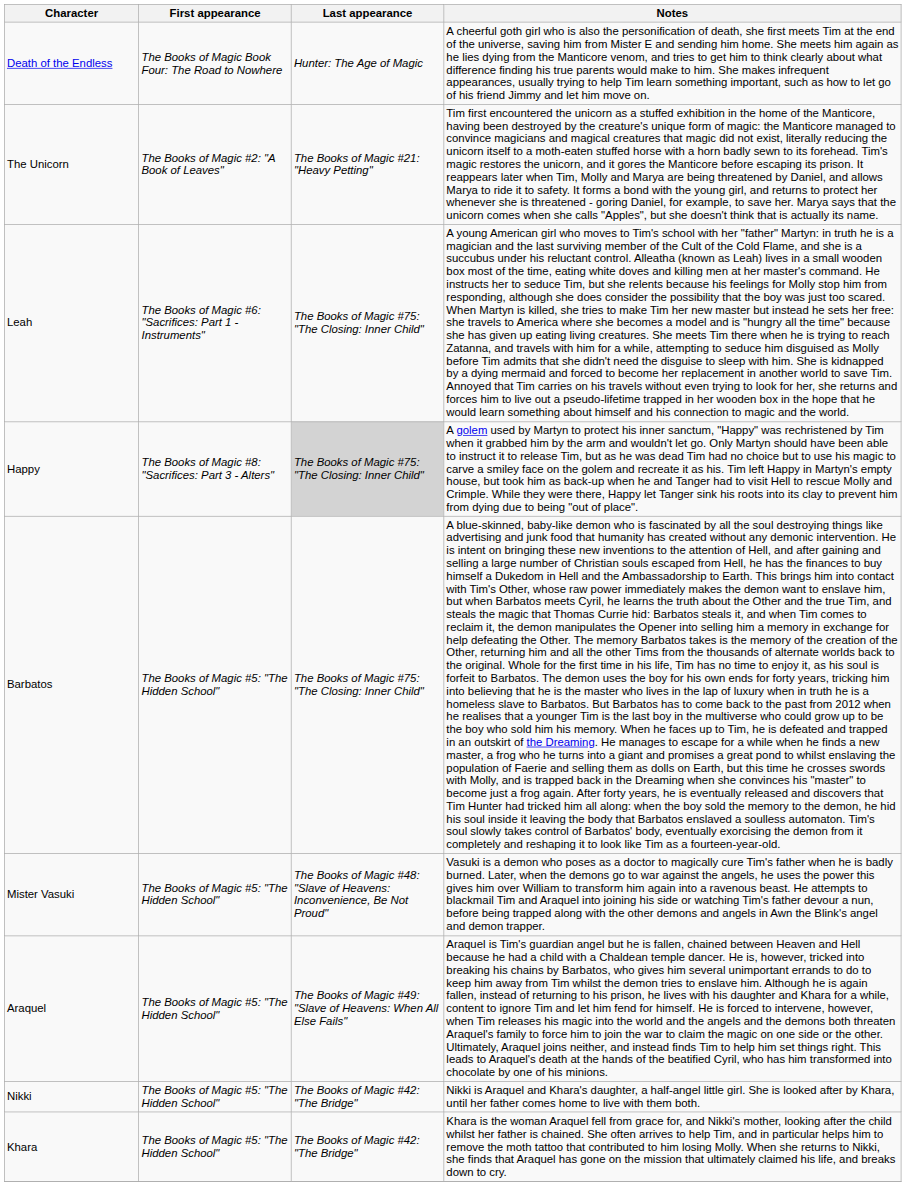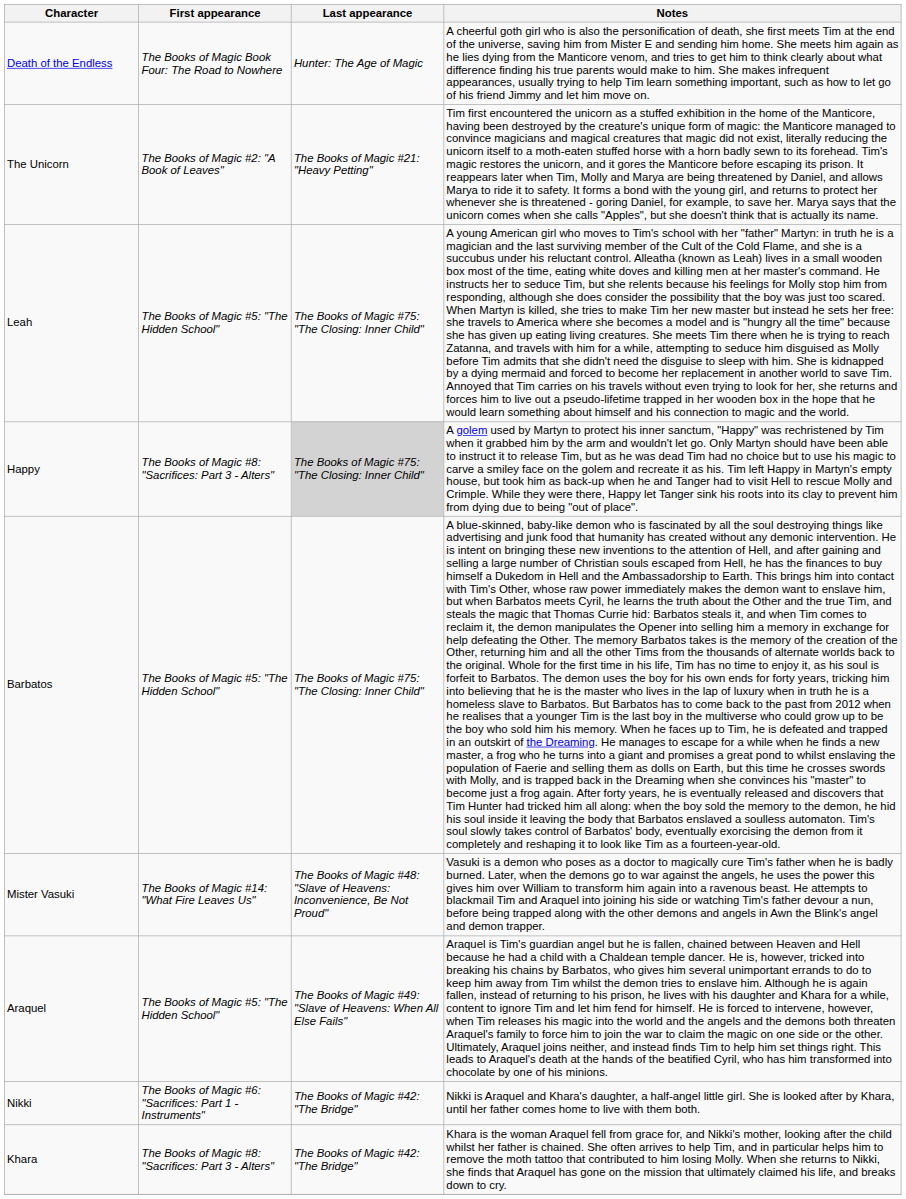(201, 323) The Books of Magic #6: "Sacrifices: Part 1 - Instruments" -> (215, 323) The Books of Magic #5: "The Hidden School"
(215, 894) The Books of Magic #5: "The Hidden School" -> (204, 894) The Books of Magic #14: "What Fire Leaves Us"
(215, 1096) The Books of Magic #5: "The Hidden School" -> (201, 1103) The Books of Magic #6: "Sacrifices: Part 1 - Instruments"
(215, 1146) The Books of Magic #5: "The Hidden School" -> (208, 1159) The Books of Magic #8: "Sacrifices: Part 3 - Alters"
